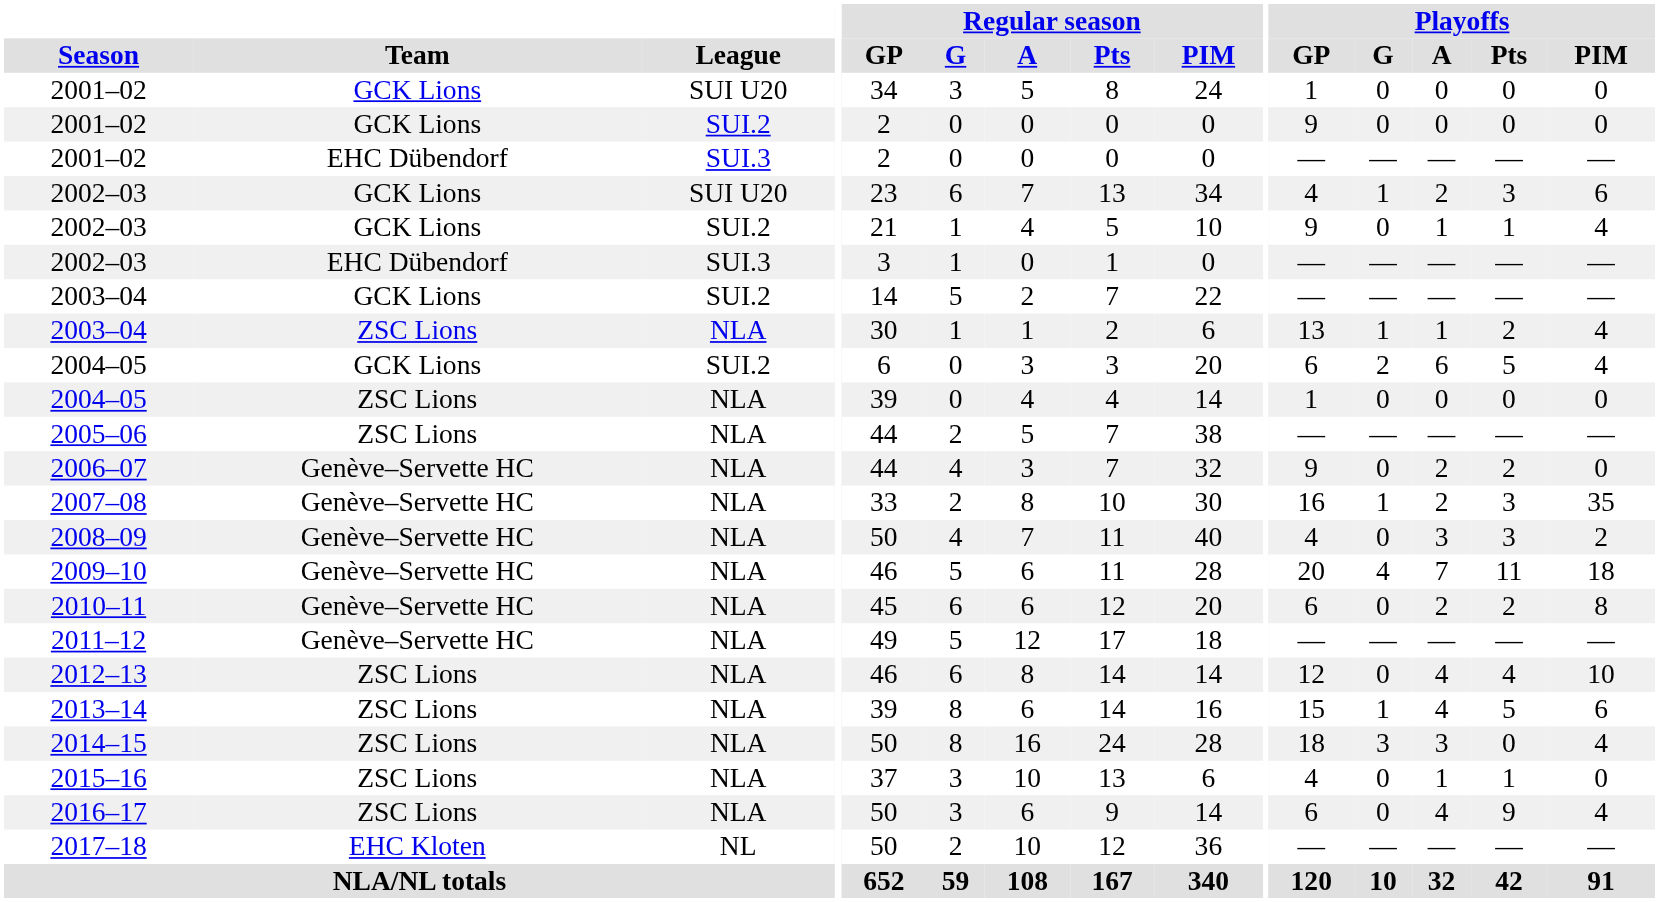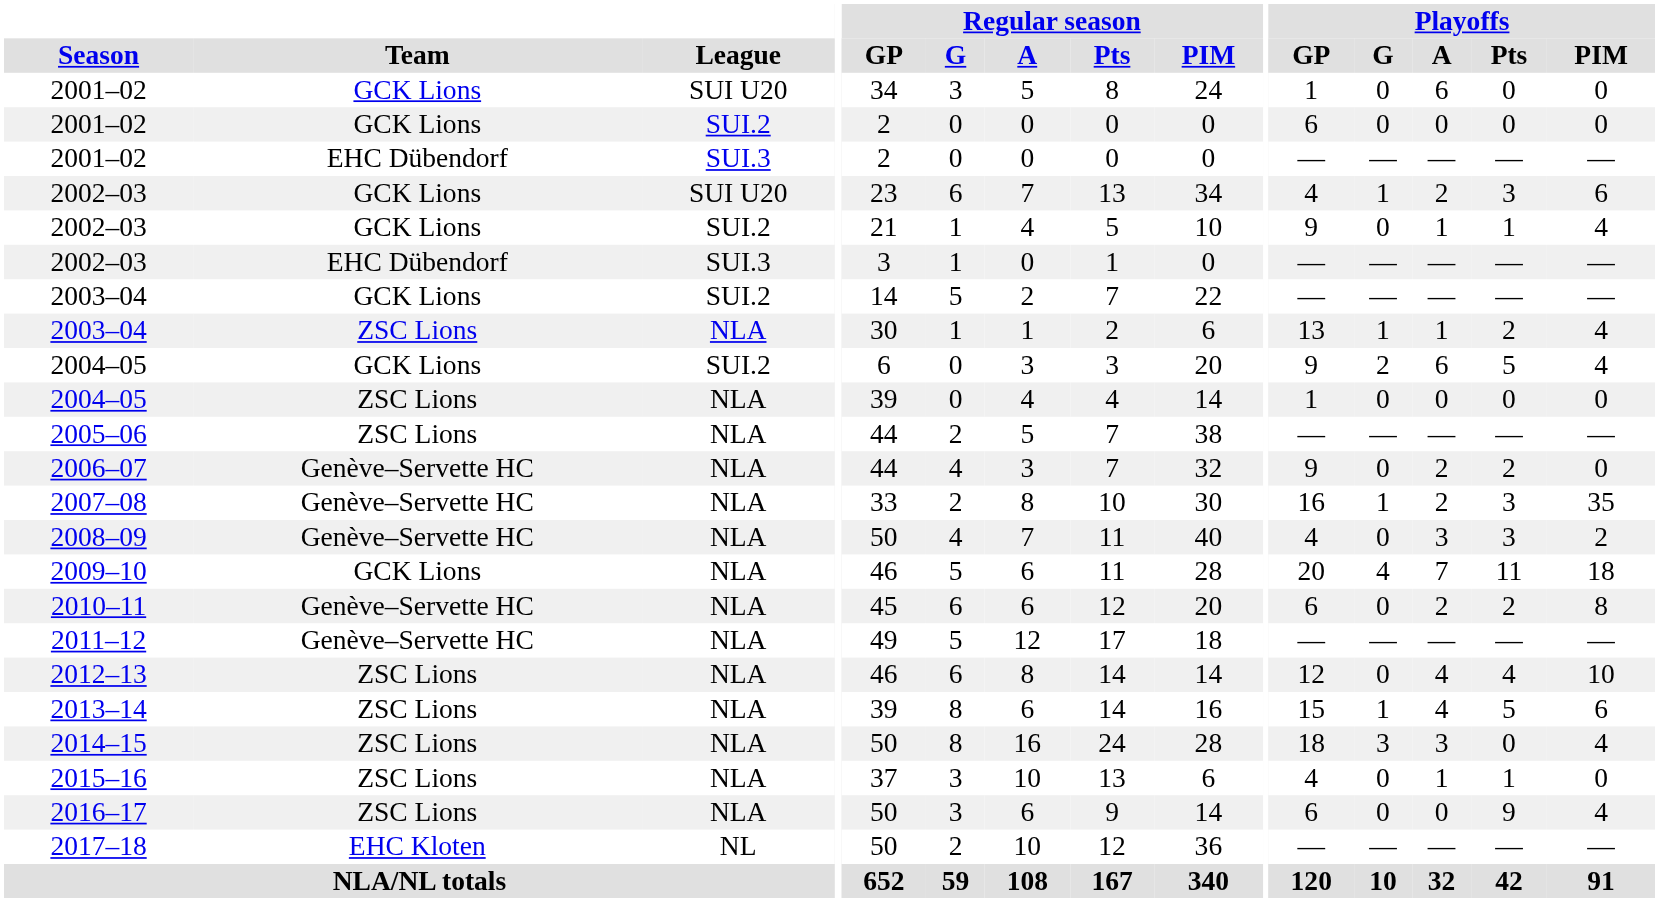(1442, 89) 0 -> (1442, 89) 6
(1311, 124) 9 -> (1311, 124) 6
(1311, 364) 6 -> (1311, 364) 9
(417, 571) Genève–Servette HC -> (417, 571) GCK Lions
(1442, 812) 4 -> (1442, 812) 0
